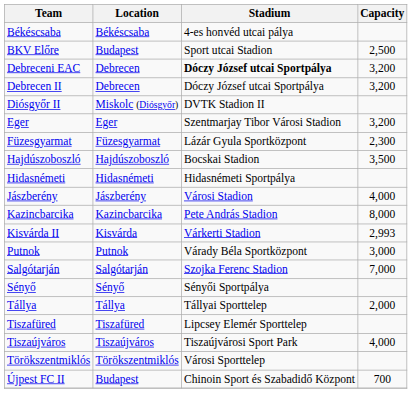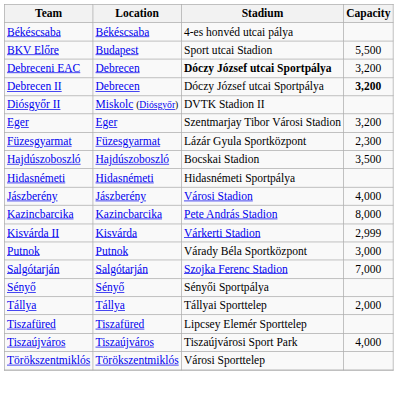(382, 50) 2,500 -> (368, 50) 5,500
(382, 86) normal -> (368, 86) bold
(382, 232) 2,993 -> (368, 232) 2,999
- row: (36, 379)
